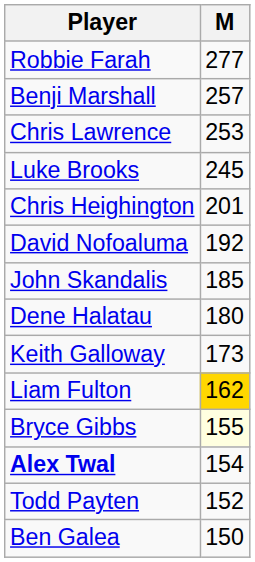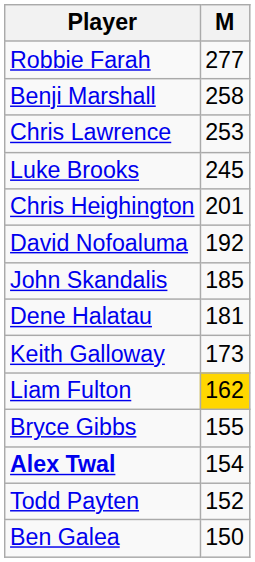(225, 96) 257 -> (225, 96) 258
(225, 317) 180 -> (225, 317) 181
(225, 427) lightyellow background -> (225, 427) no background
